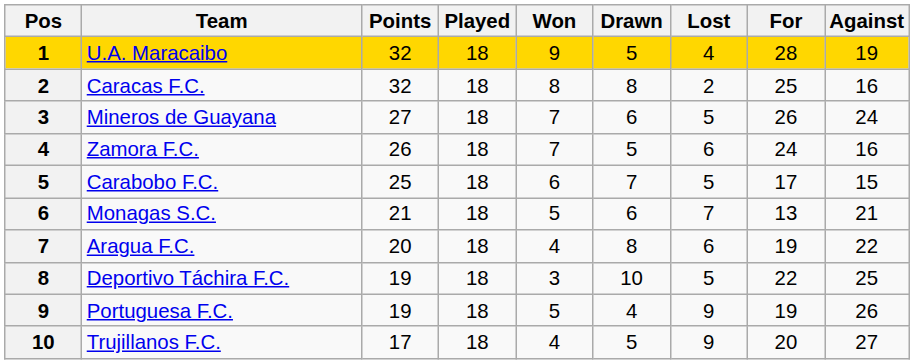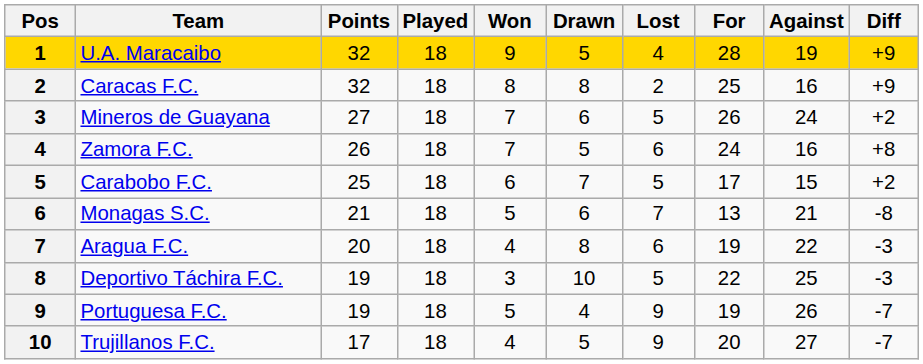+ column: (884, 20)
